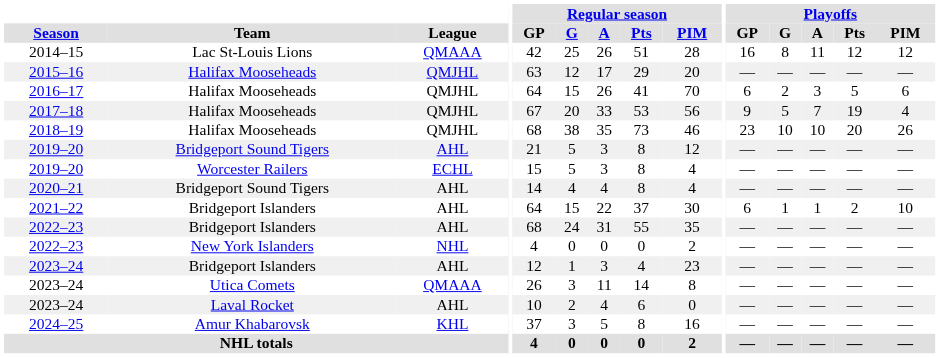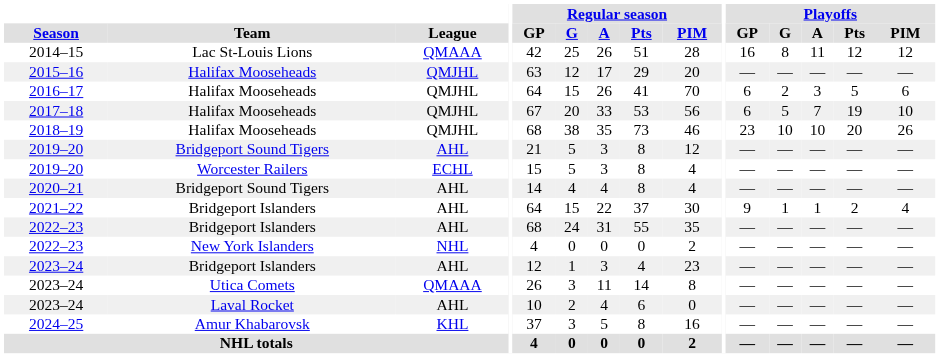(747, 110) 9 -> (747, 110) 6
(905, 110) 4 -> (905, 110) 10
(747, 207) 6 -> (747, 207) 9
(905, 207) 10 -> (905, 207) 4
